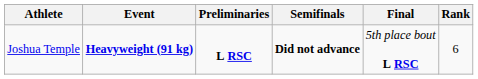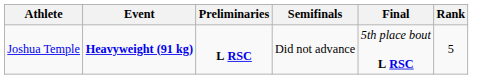(317, 49) bold -> (315, 49) normal
(456, 49) 6 -> (451, 49) 5
